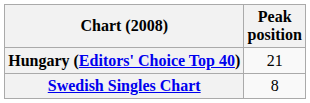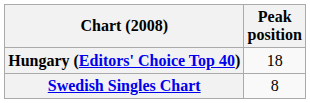(275, 60) 21 -> (275, 60) 18
